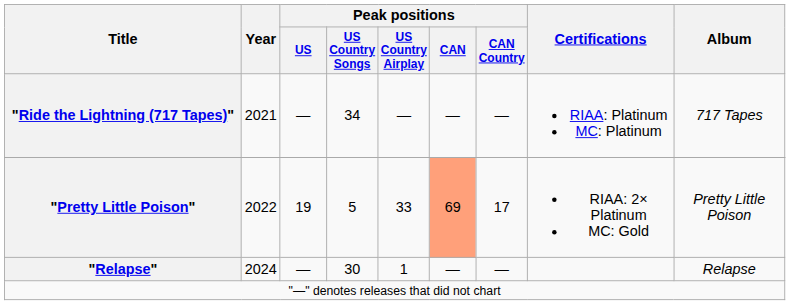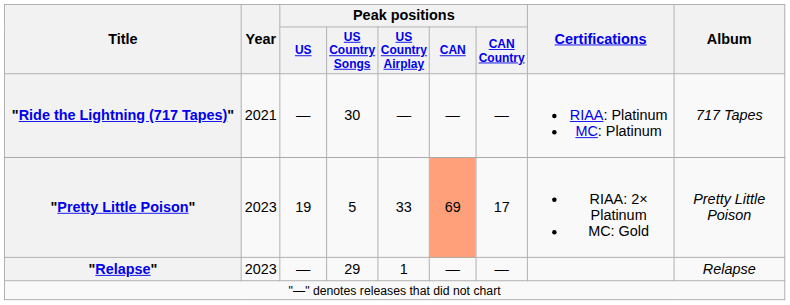(352, 115) 34 -> (352, 115) 30
(261, 207) 2022 -> (261, 207) 2023
(261, 269) 2024 -> (261, 269) 2023
(352, 269) 30 -> (352, 269) 29
